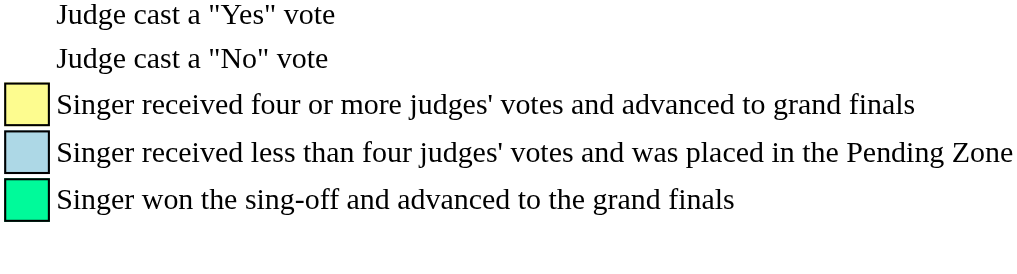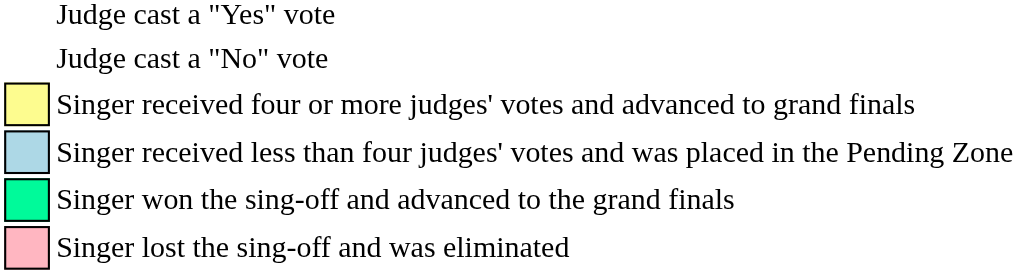+ row: (313, 247)
